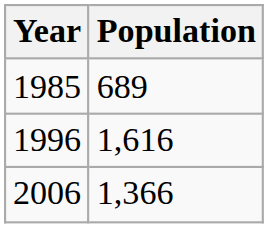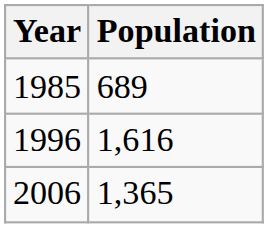(135, 193) 1,366 -> (135, 193) 1,365
